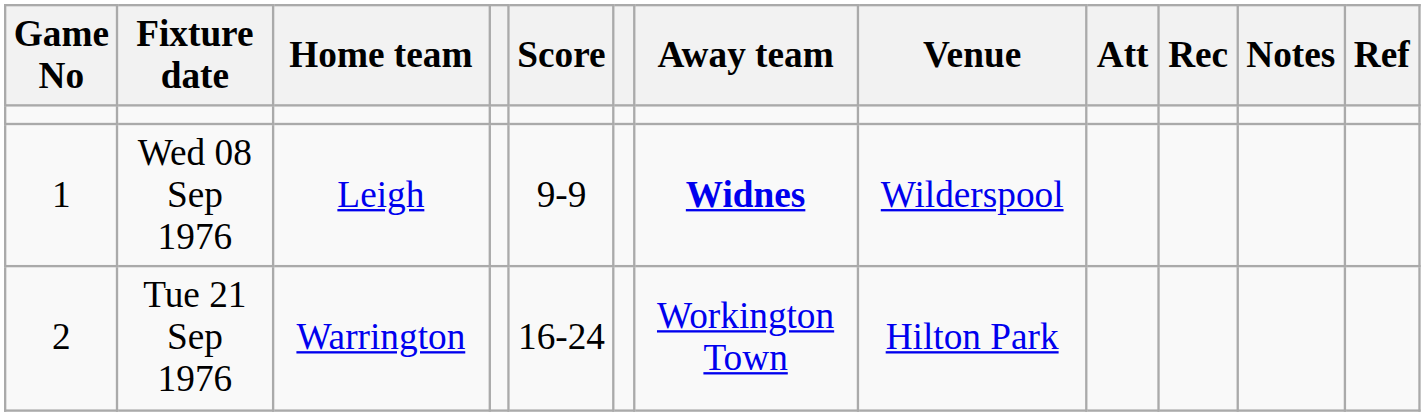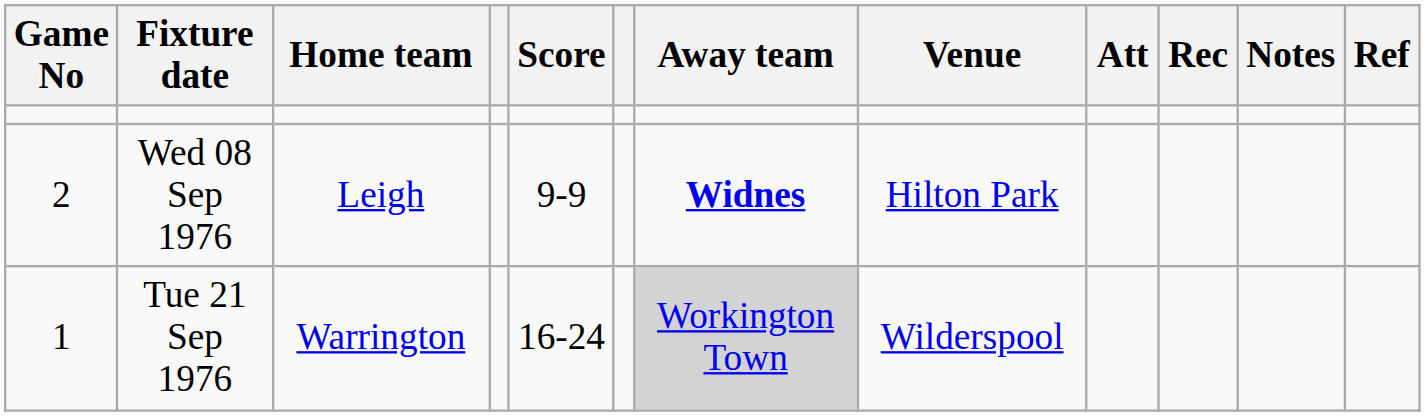(61, 194) 1 -> (61, 194) 2
(972, 194) Wilderspool -> (972, 194) Hilton Park
(61, 337) 2 -> (61, 337) 1
(746, 337) no background -> (746, 337) lightgrey background
(972, 337) Hilton Park -> (972, 337) Wilderspool
